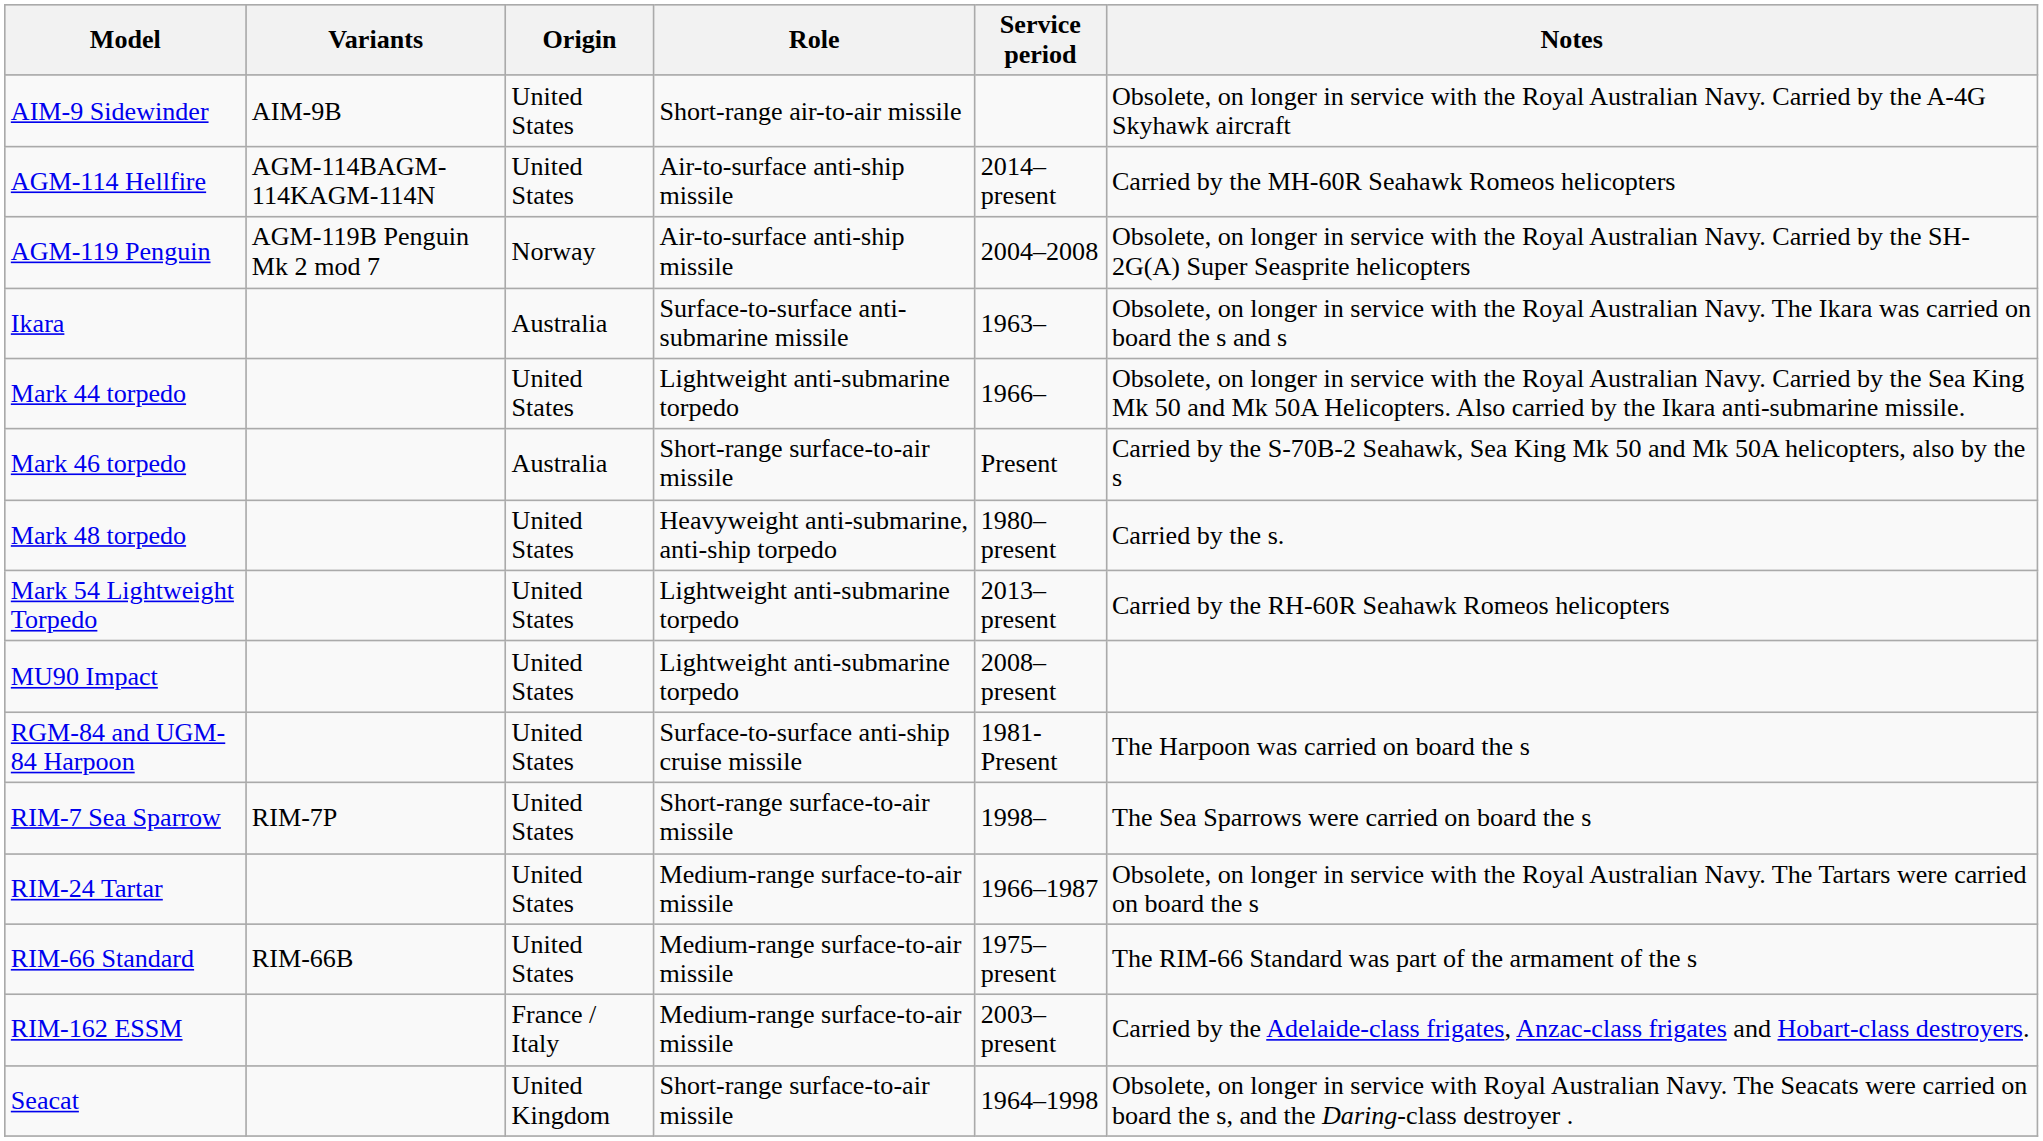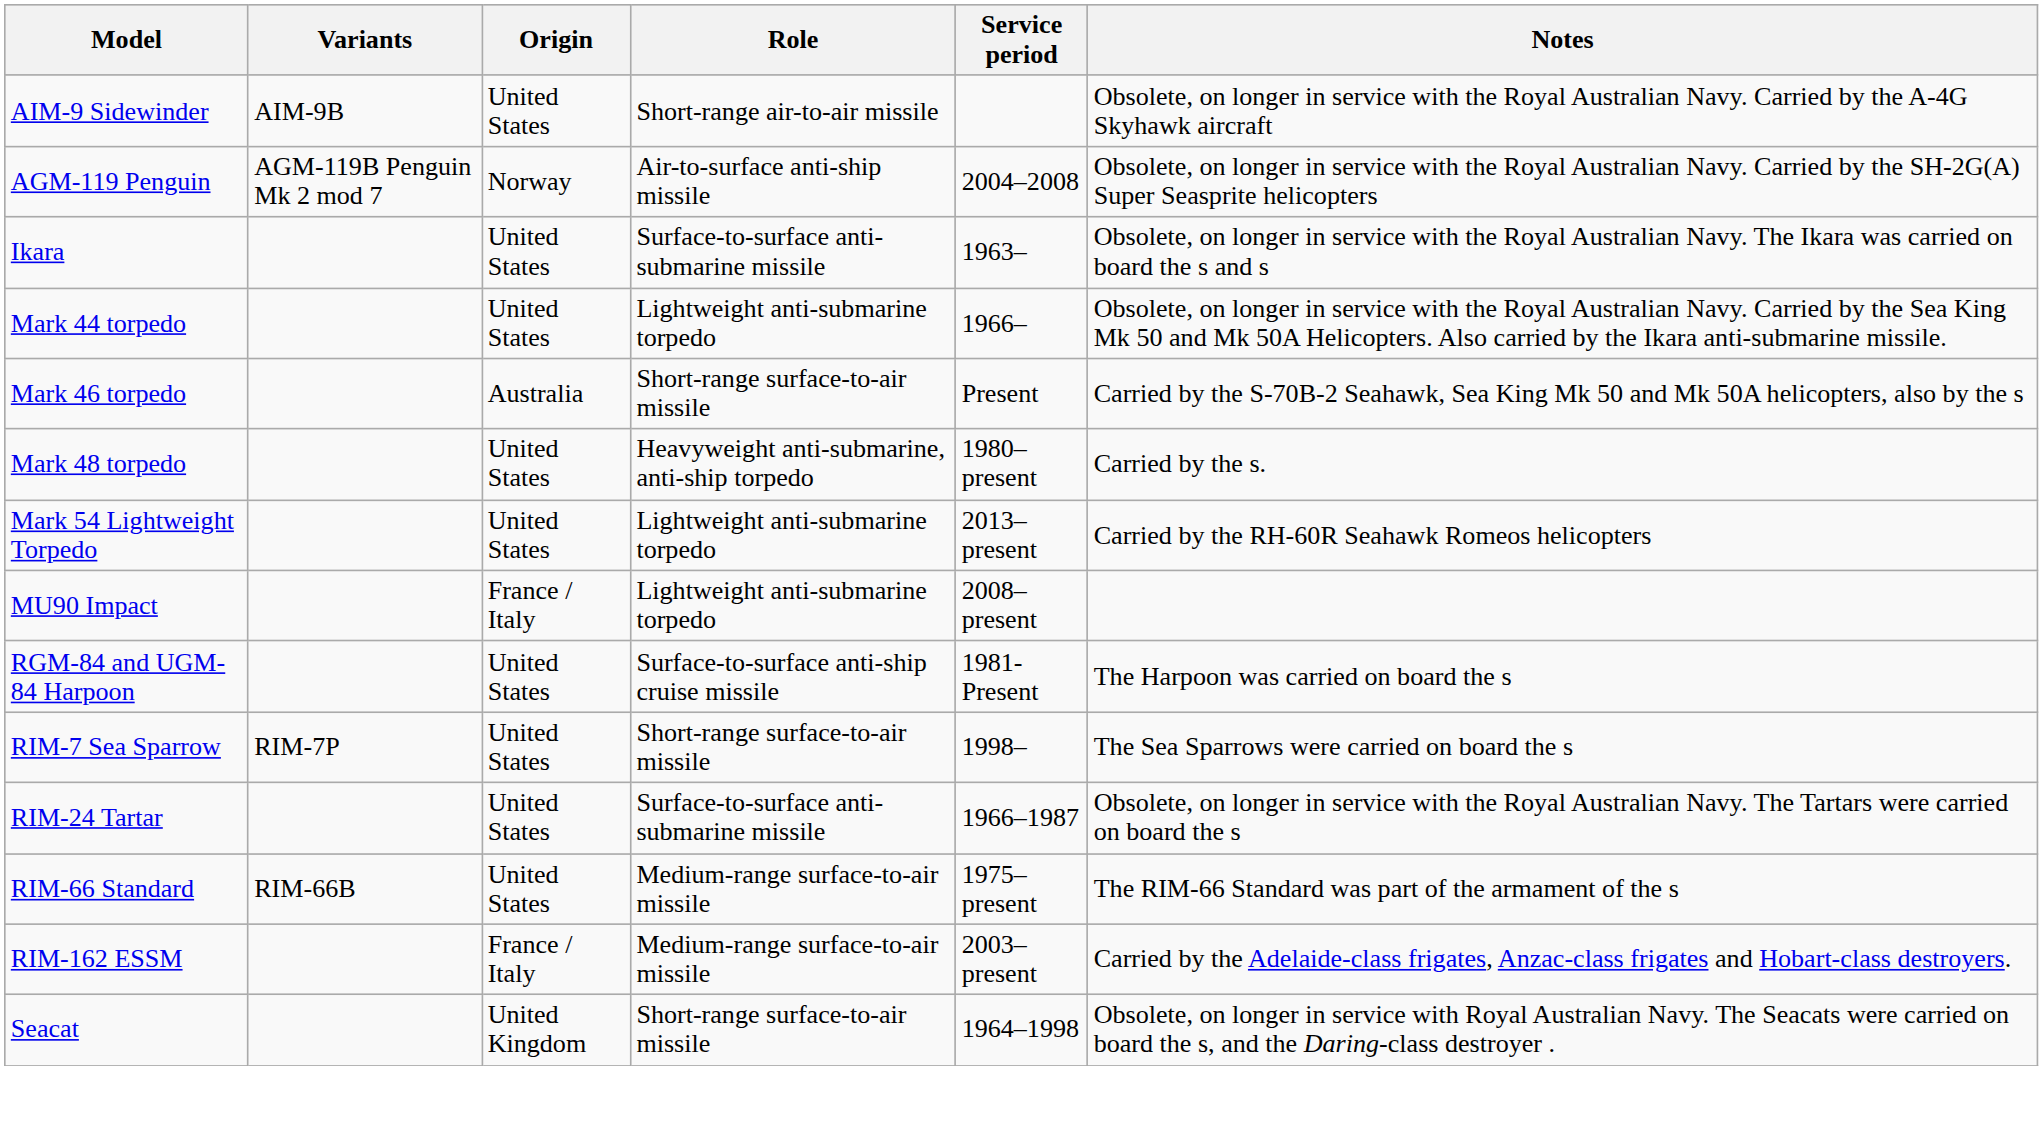- row: (108, 181)
(559, 322) Australia -> (523, 251) United States
(547, 676) United States -> (530, 605) France / Italy
(810, 888) Medium-range surface-to-air missile -> (760, 817) Surface-to-surface anti-submarine missile
